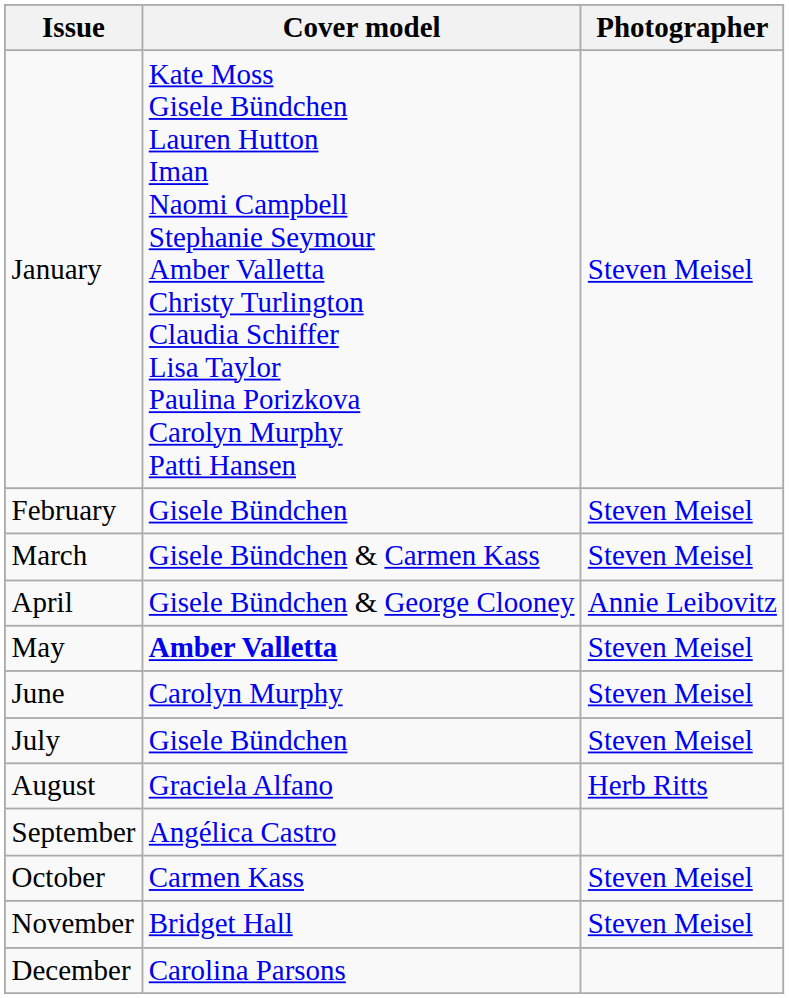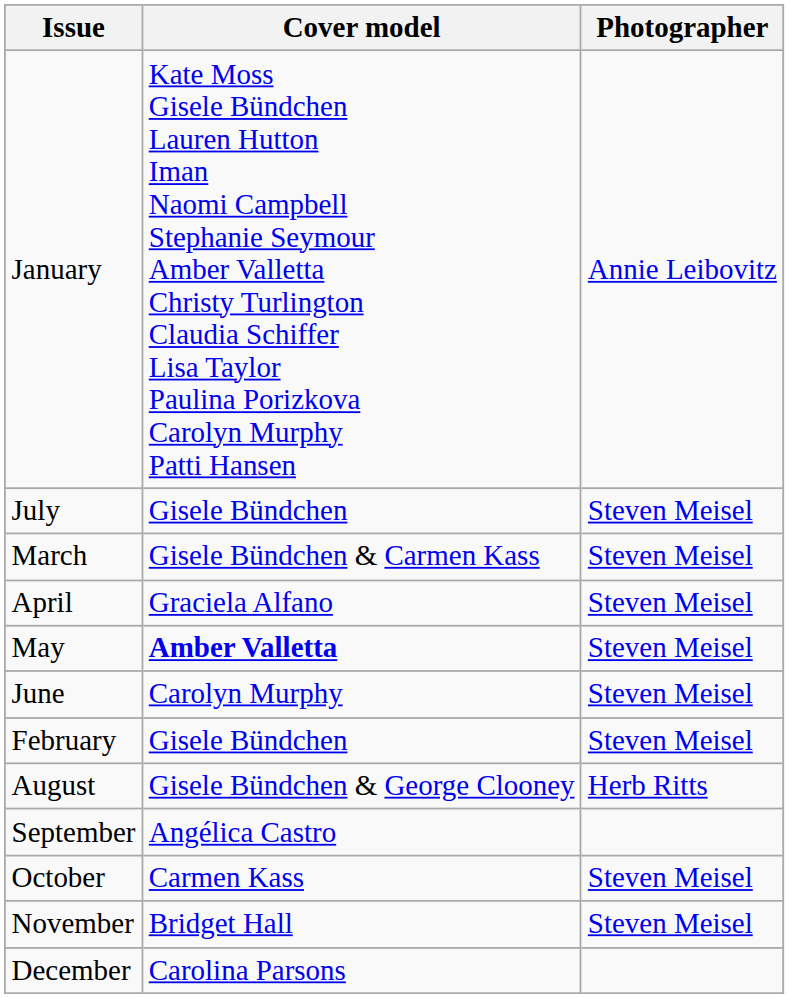(670, 268) Steven Meisel -> (682, 268) Annie Leibovitz
rows swapped: (64, 510) <-> (36, 739)
(362, 602) Gisele Bündchen & George Clooney -> (241, 602) Graciela Alfano
(682, 602) Annie Leibovitz -> (670, 602) Steven Meisel
(241, 785) Graciela Alfano -> (362, 785) Gisele Bündchen & George Clooney
